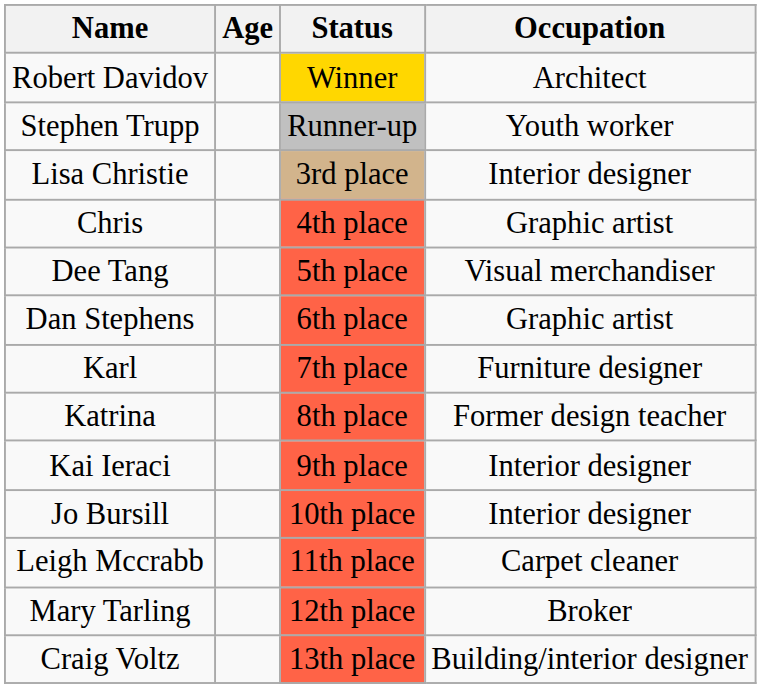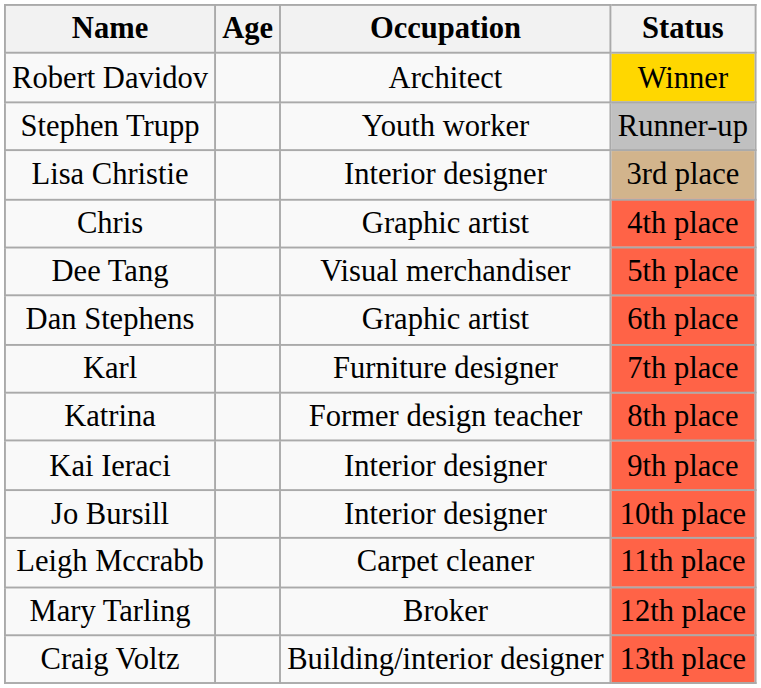columns swapped: (590, 28) <-> (352, 28)
